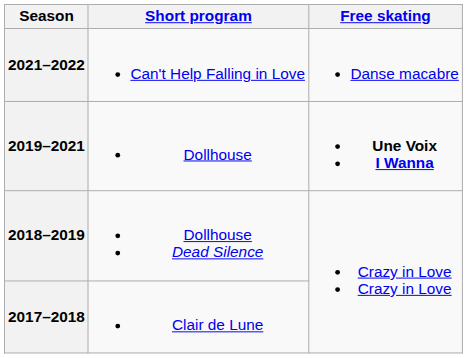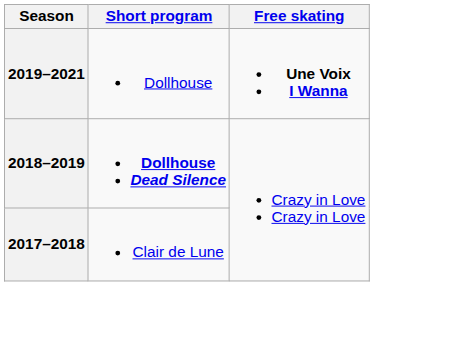- row: (46, 65)
(198, 244) normal -> (159, 172) bold
